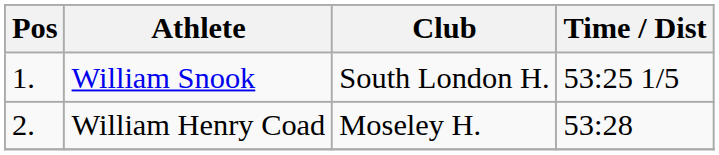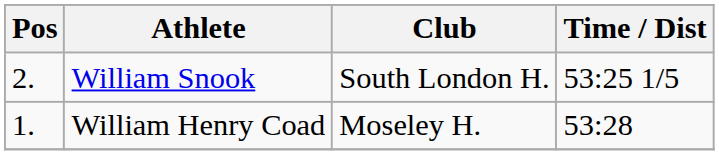(23, 76) 1. -> (23, 76) 2.
(23, 125) 2. -> (23, 125) 1.
